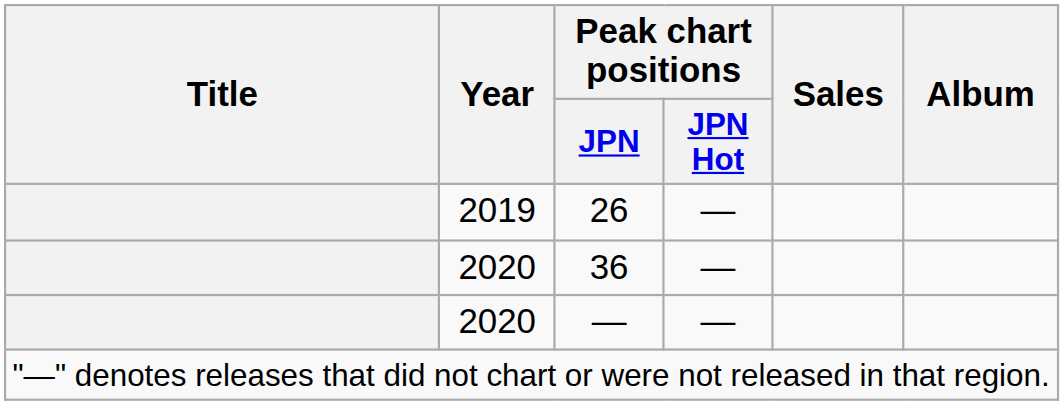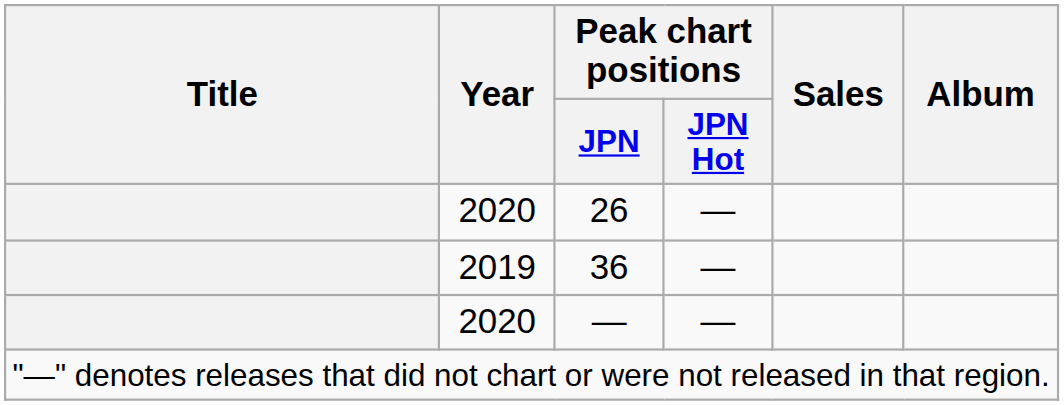(497, 211) 2019 -> (497, 211) 2020
(497, 266) 2020 -> (497, 266) 2019
